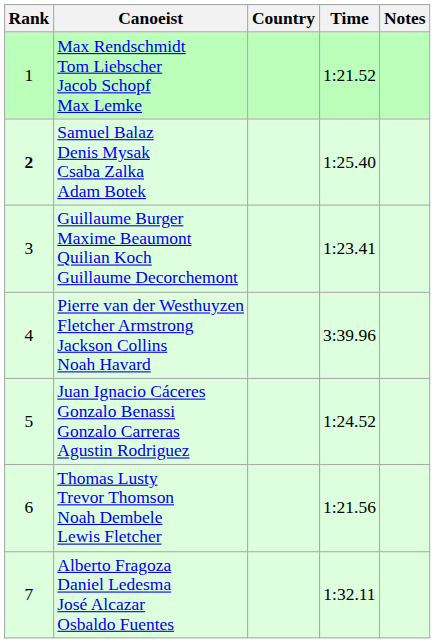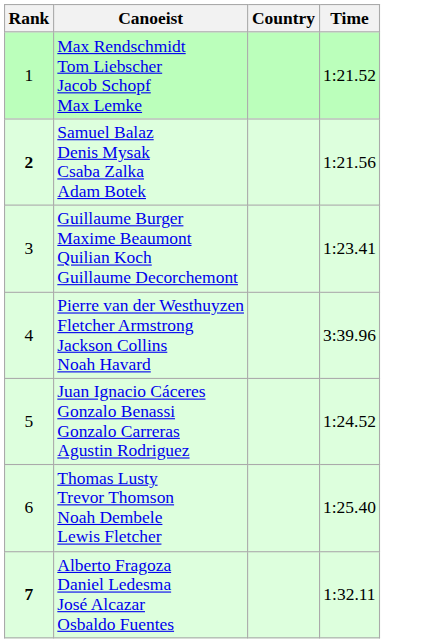- column: (405, 18)
(349, 161) 1:25.40 -> (349, 161) 1:21.56
(349, 508) 1:21.56 -> (349, 508) 1:25.40
(29, 594) normal -> (29, 594) bold
